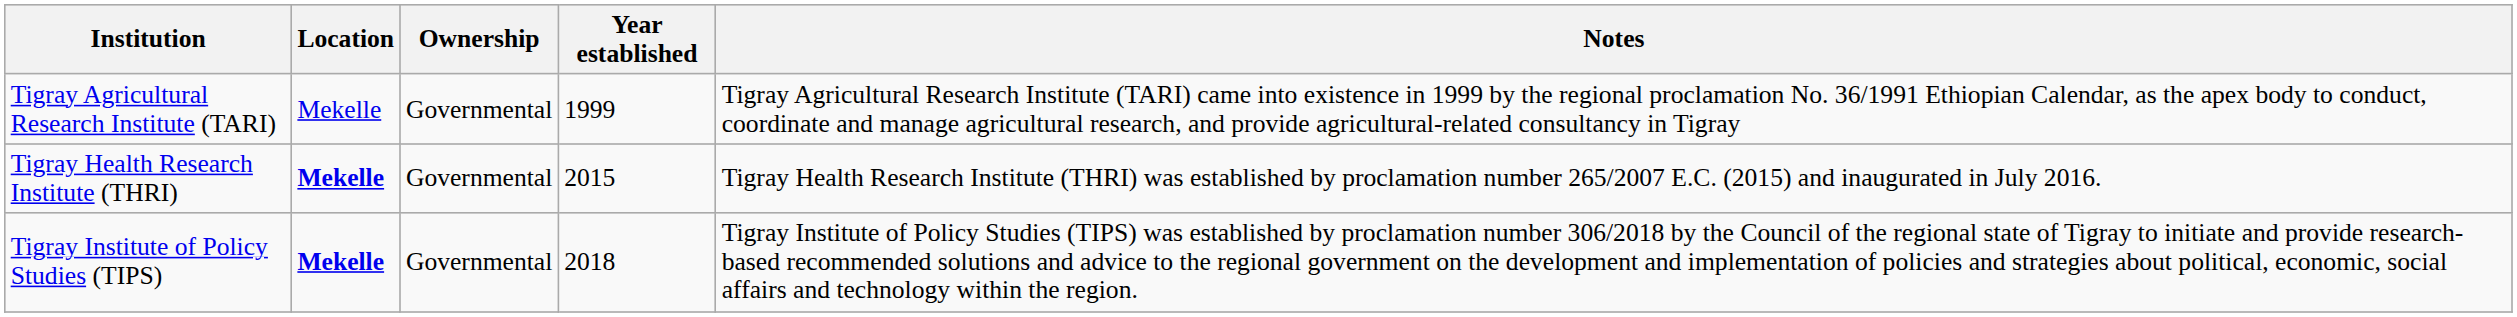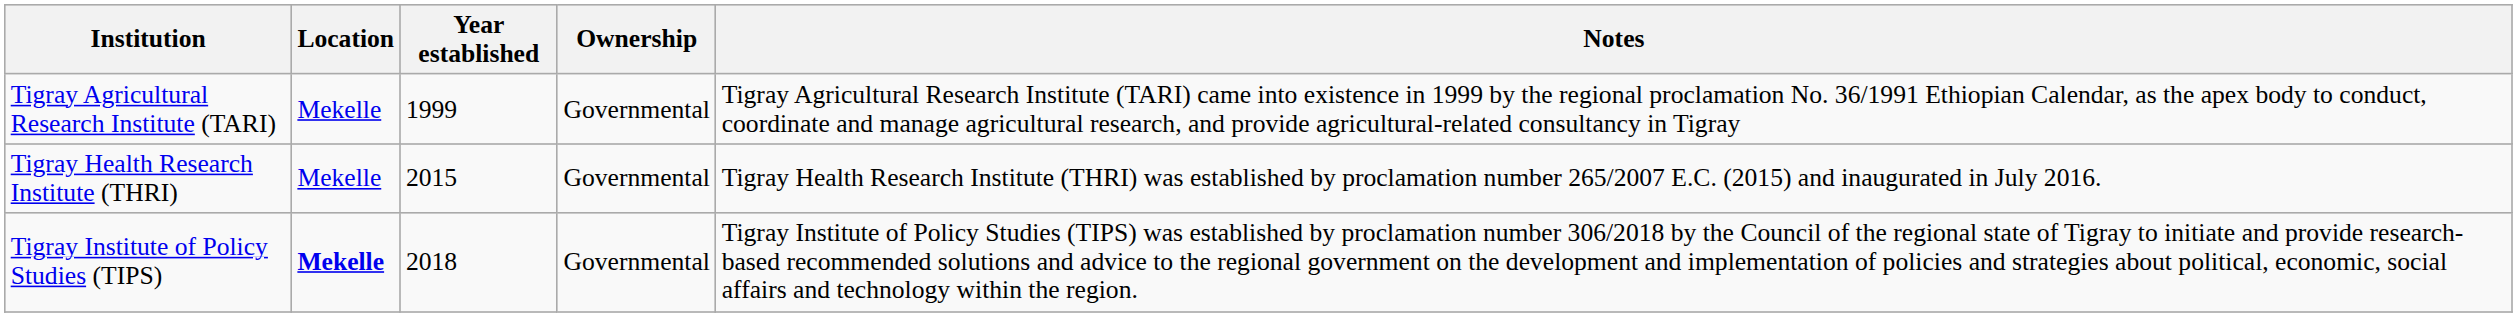columns swapped: (637, 39) <-> (479, 39)
(341, 178) bold -> (339, 178) normal
